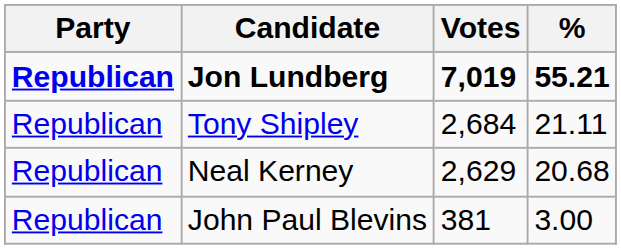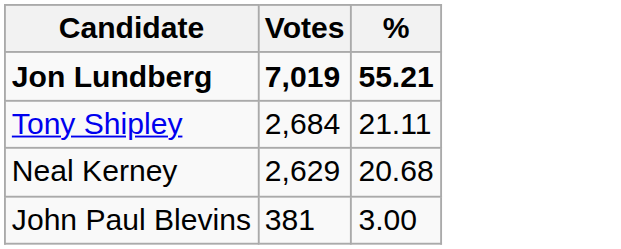- column: (93, 28)
